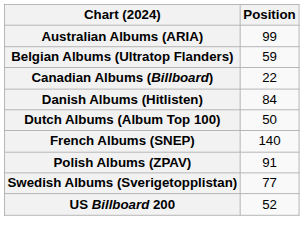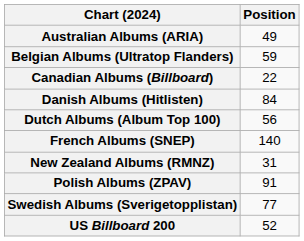(270, 36) 99 -> (270, 36) 49
(270, 120) 50 -> (270, 120) 56
+ row: (122, 162)
